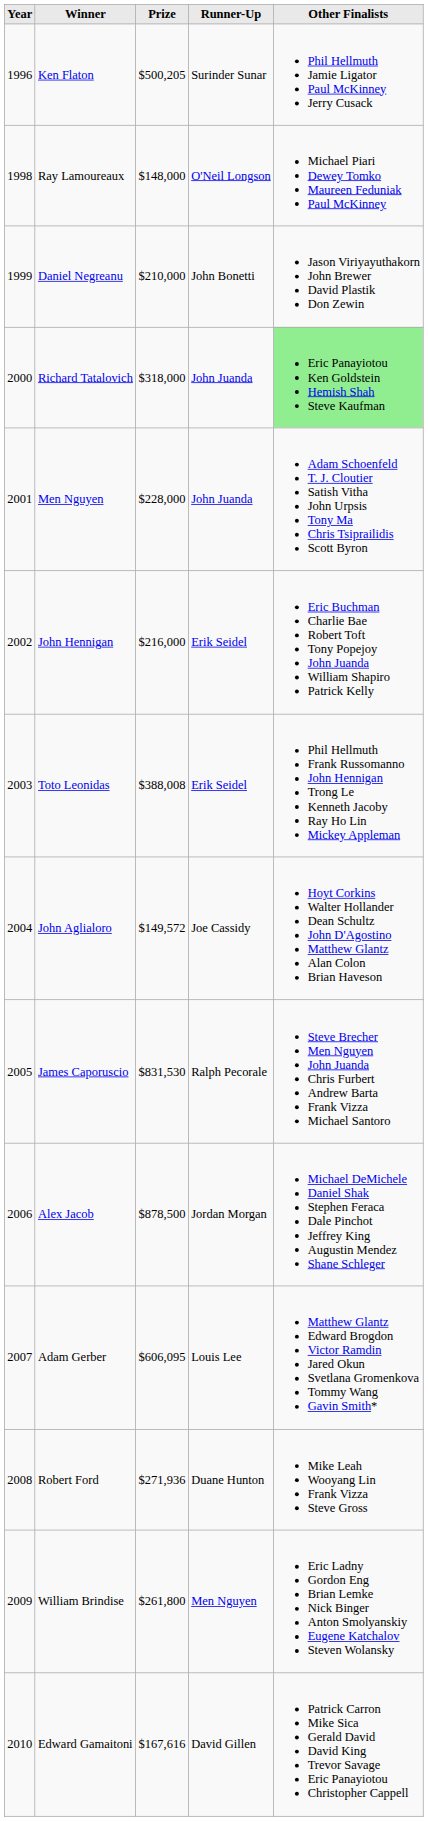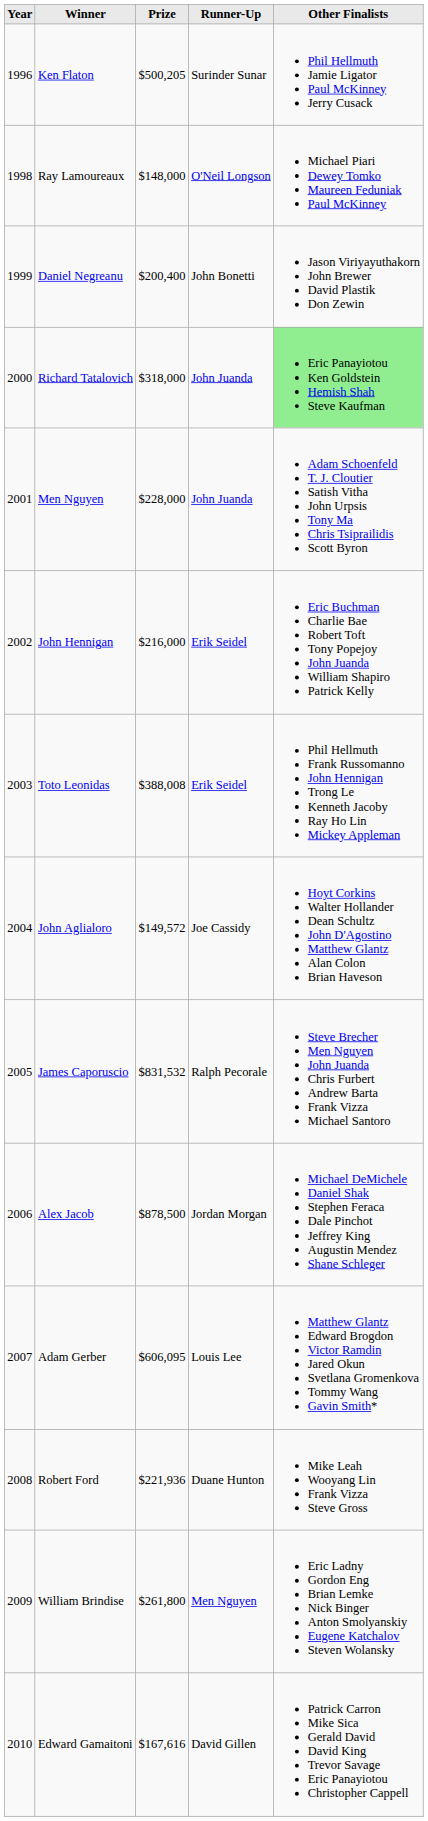(162, 276) $210,000 -> (162, 276) $200,400
(162, 1071) $831,530 -> (162, 1071) $831,532
(162, 1479) $271,936 -> (162, 1479) $221,936
